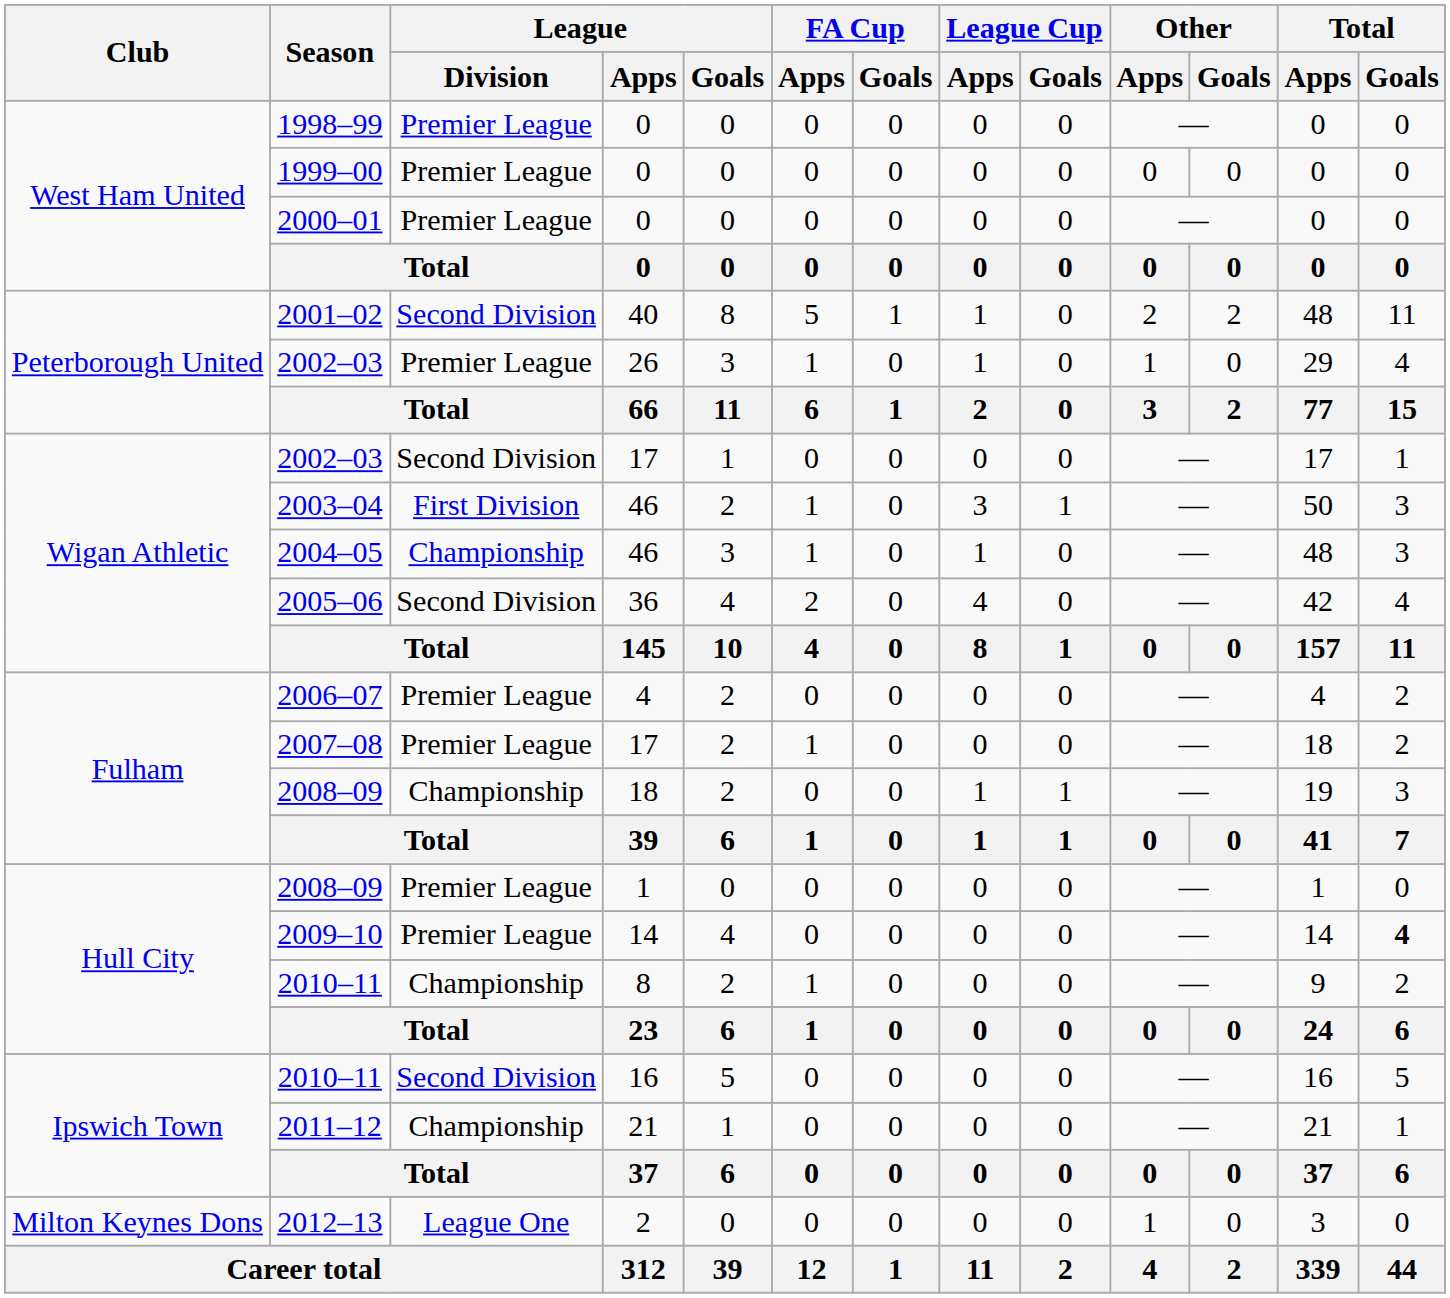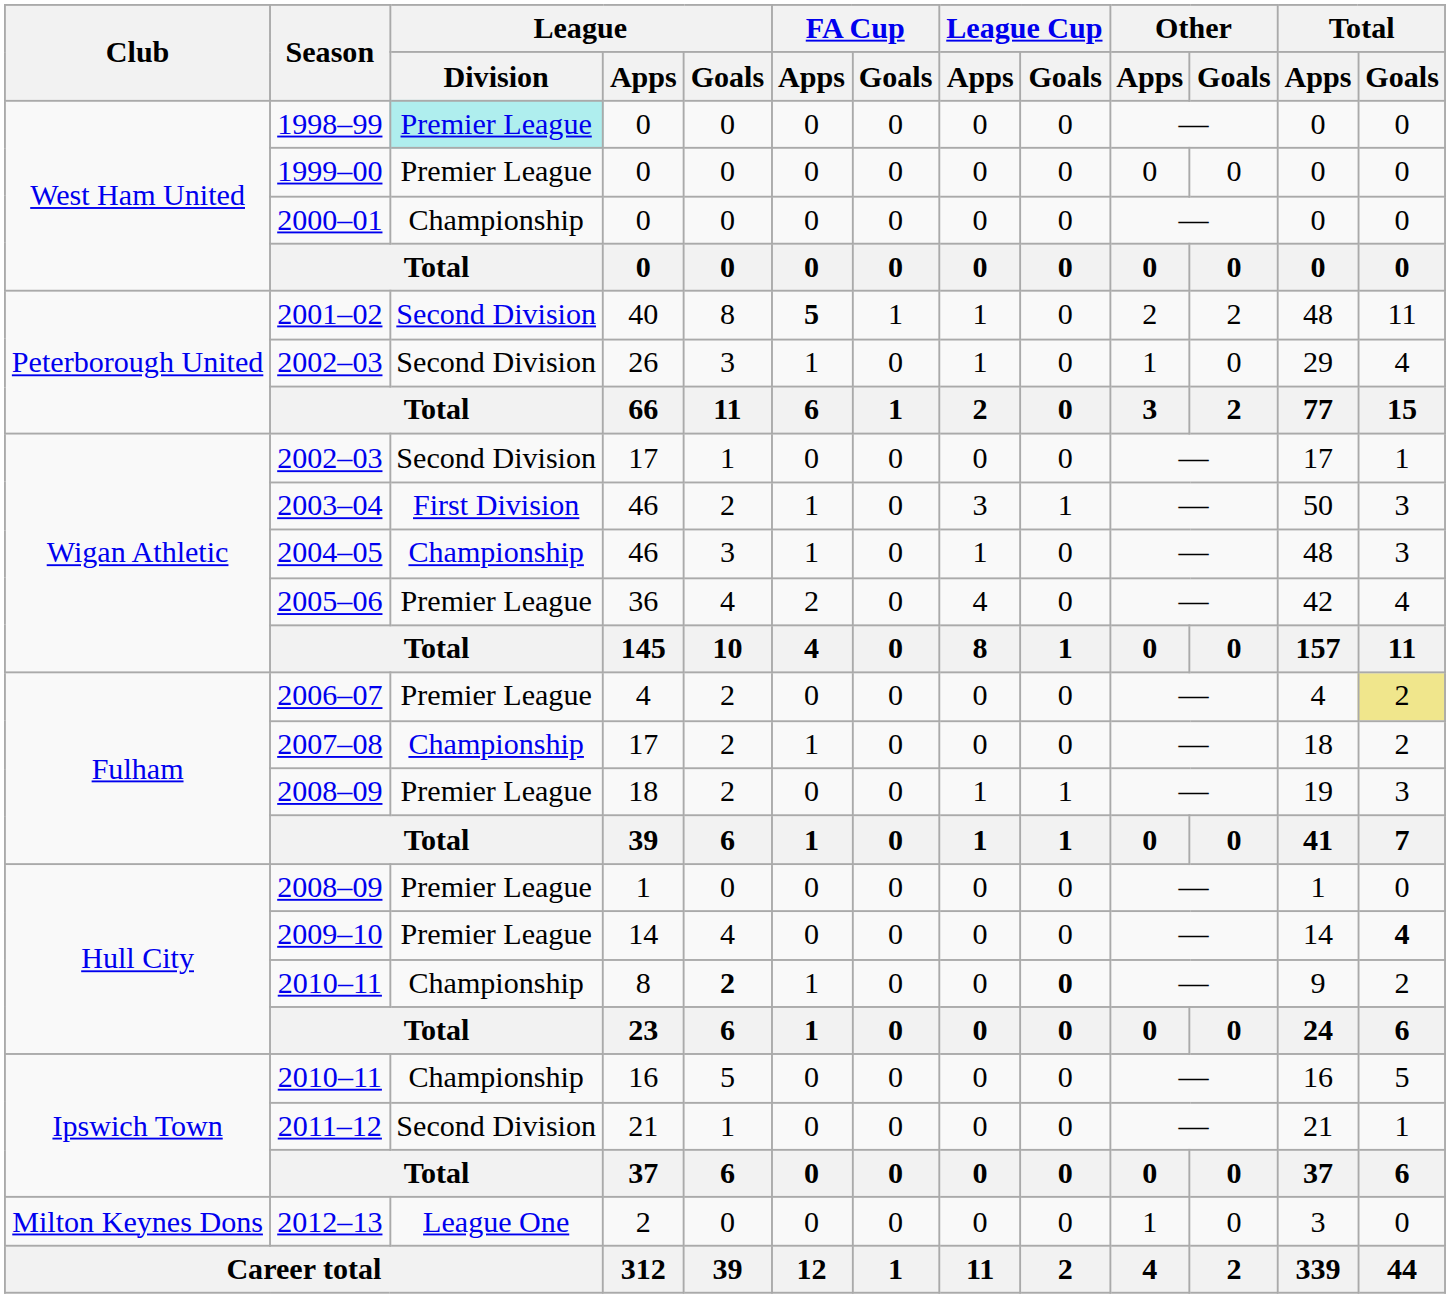(496, 123) no background -> (496, 123) paleturquoise background
(496, 219) Premier League -> (496, 219) Championship
(811, 314) normal -> (811, 314) bold
(496, 362) Premier League -> (496, 362) Second Division
(496, 600) Second Division -> (496, 600) Premier League
(1402, 696) no background -> (1402, 696) khaki background
(496, 743) Premier League -> (496, 743) Championship
(496, 791) Championship -> (496, 791) Premier League
(727, 982) normal -> (727, 982) bold
(1065, 982) normal -> (1065, 982) bold
(496, 1077) Second Division -> (496, 1077) Championship
(496, 1125) Championship -> (496, 1125) Second Division
